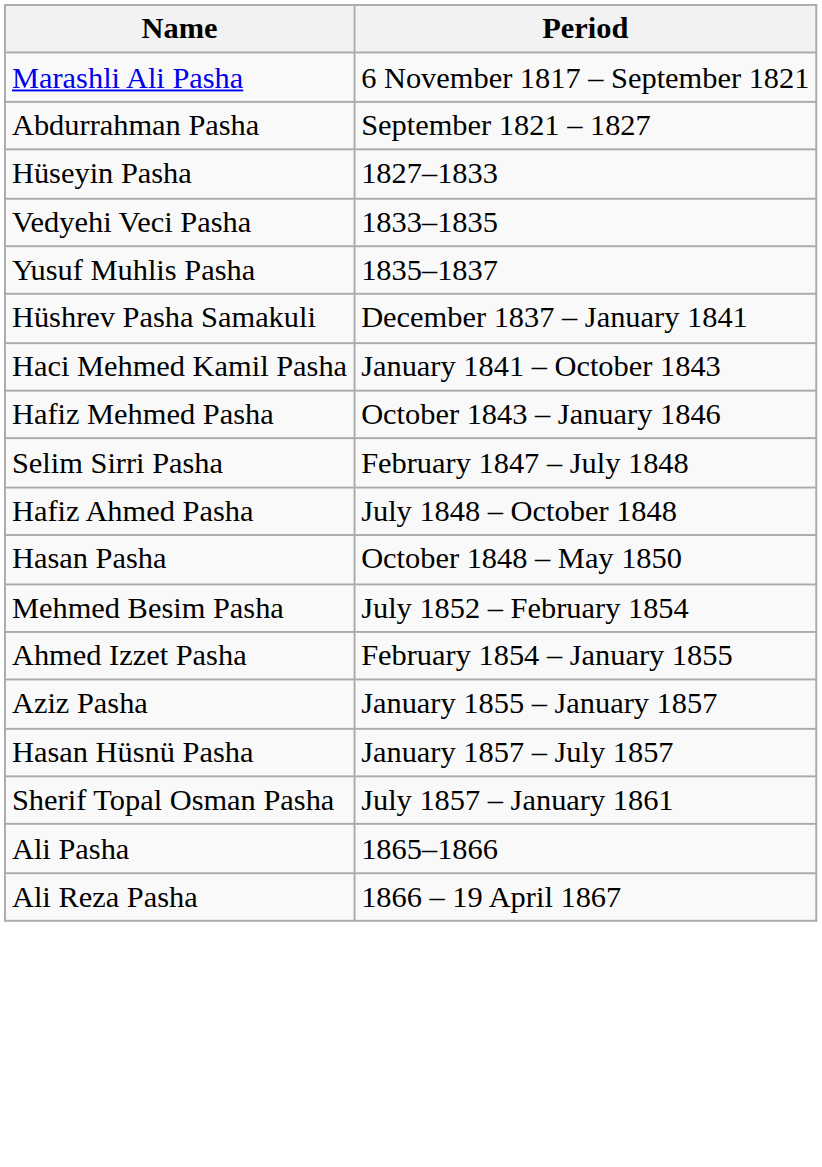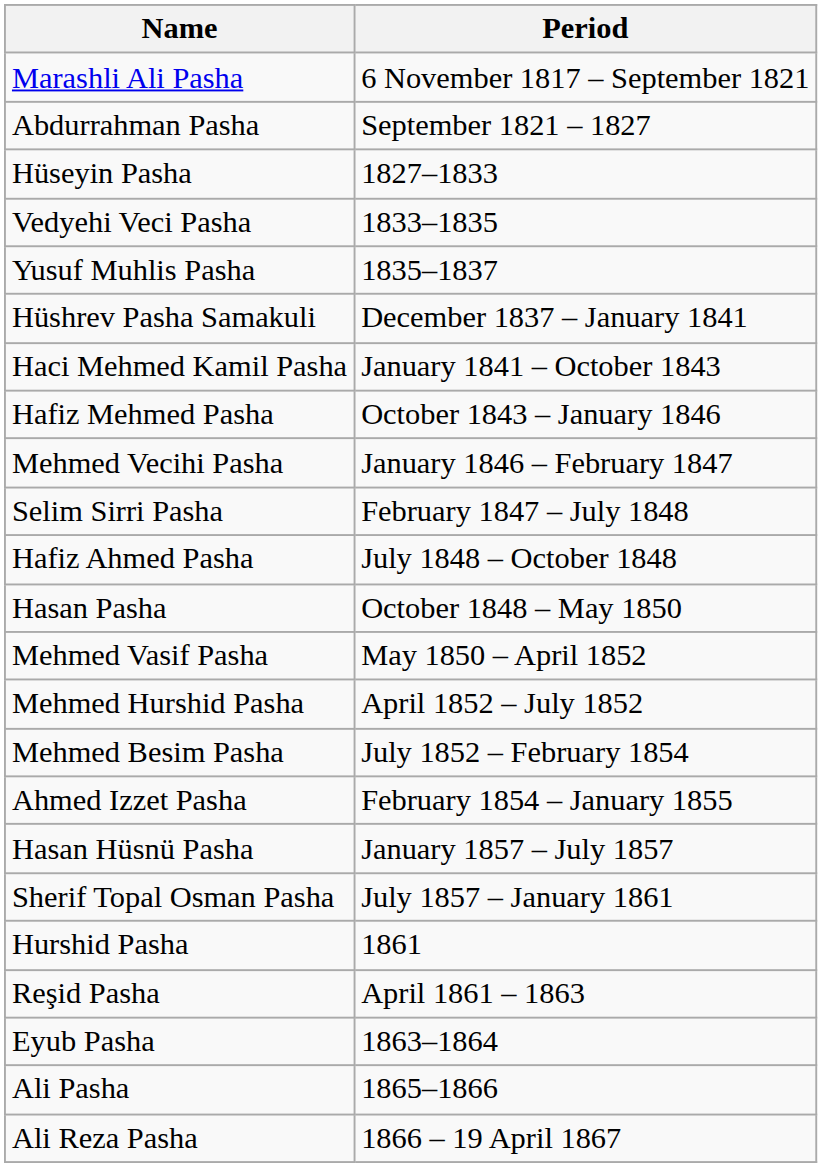+ row: (148, 462)
+ row: (140, 655)
+ row: (158, 703)
- row: (80, 703)
+ row: (100, 944)
+ row: (86, 992)
+ row: (83, 1041)
